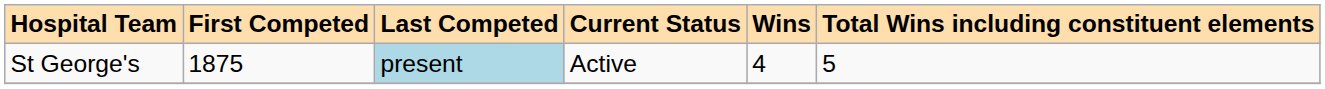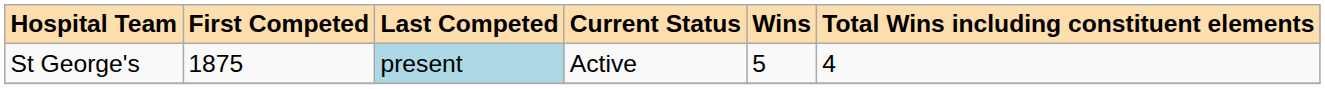(759, 63) 4 -> (759, 63) 5
(829, 63) 5 -> (829, 63) 4
